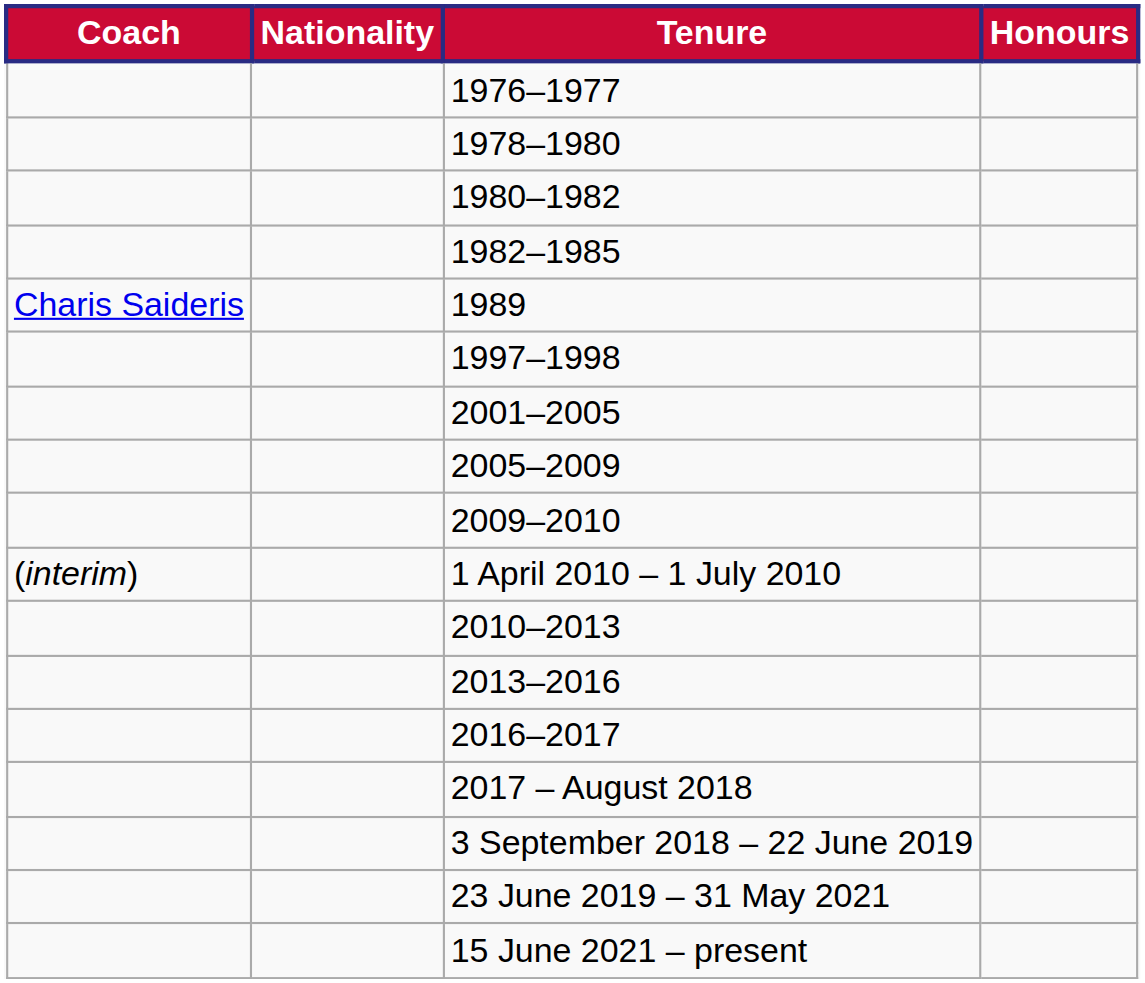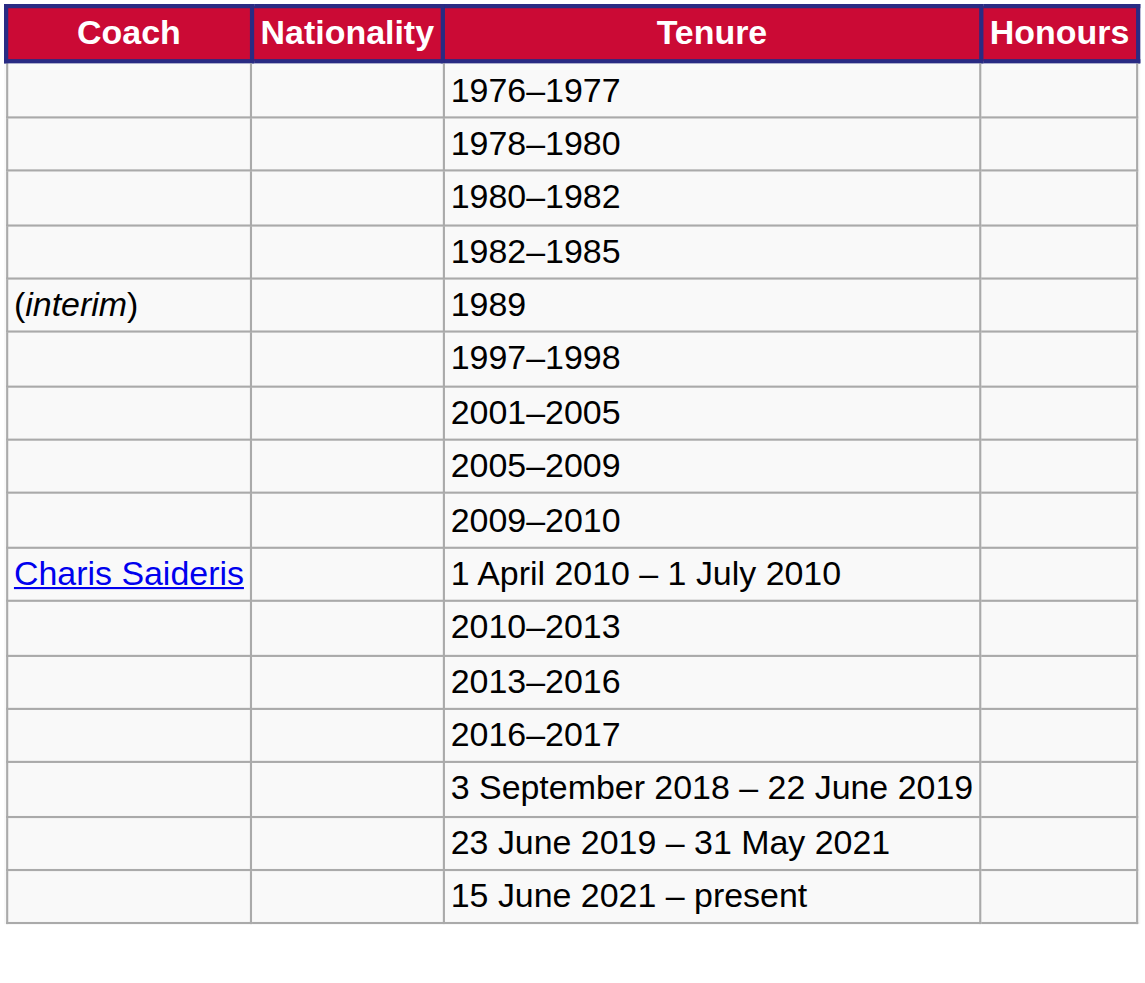(129, 304) Charis Saideris -> (76, 304) (interim)
(76, 573) (interim) -> (129, 573) Charis Saideris
- row: (602, 788)
